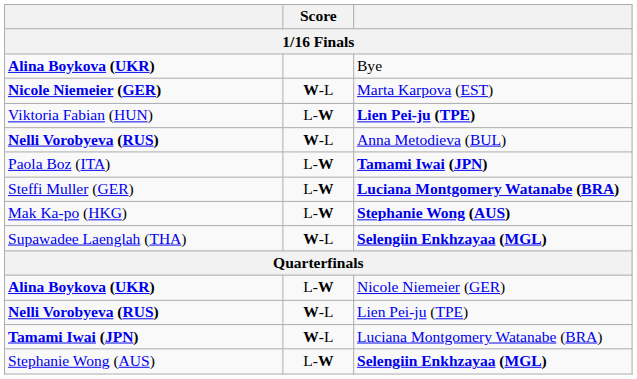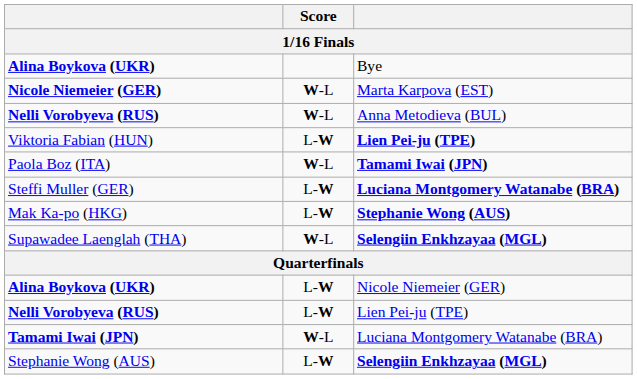rows swapped: (83, 139) <-> (80, 115)
(318, 164) L-W -> (318, 164) W-L
(318, 312) W-L -> (318, 312) L-W
